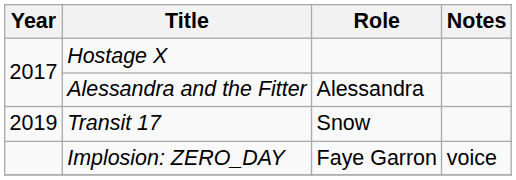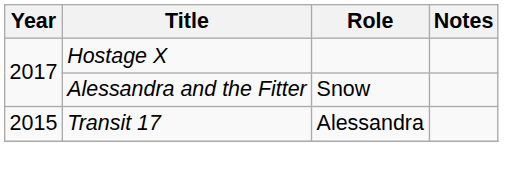(370, 89) Alessandra -> (343, 89) Snow
(33, 123) 2019 -> (33, 123) 2015
(343, 123) Snow -> (370, 123) Alessandra
- row: (176, 157)
